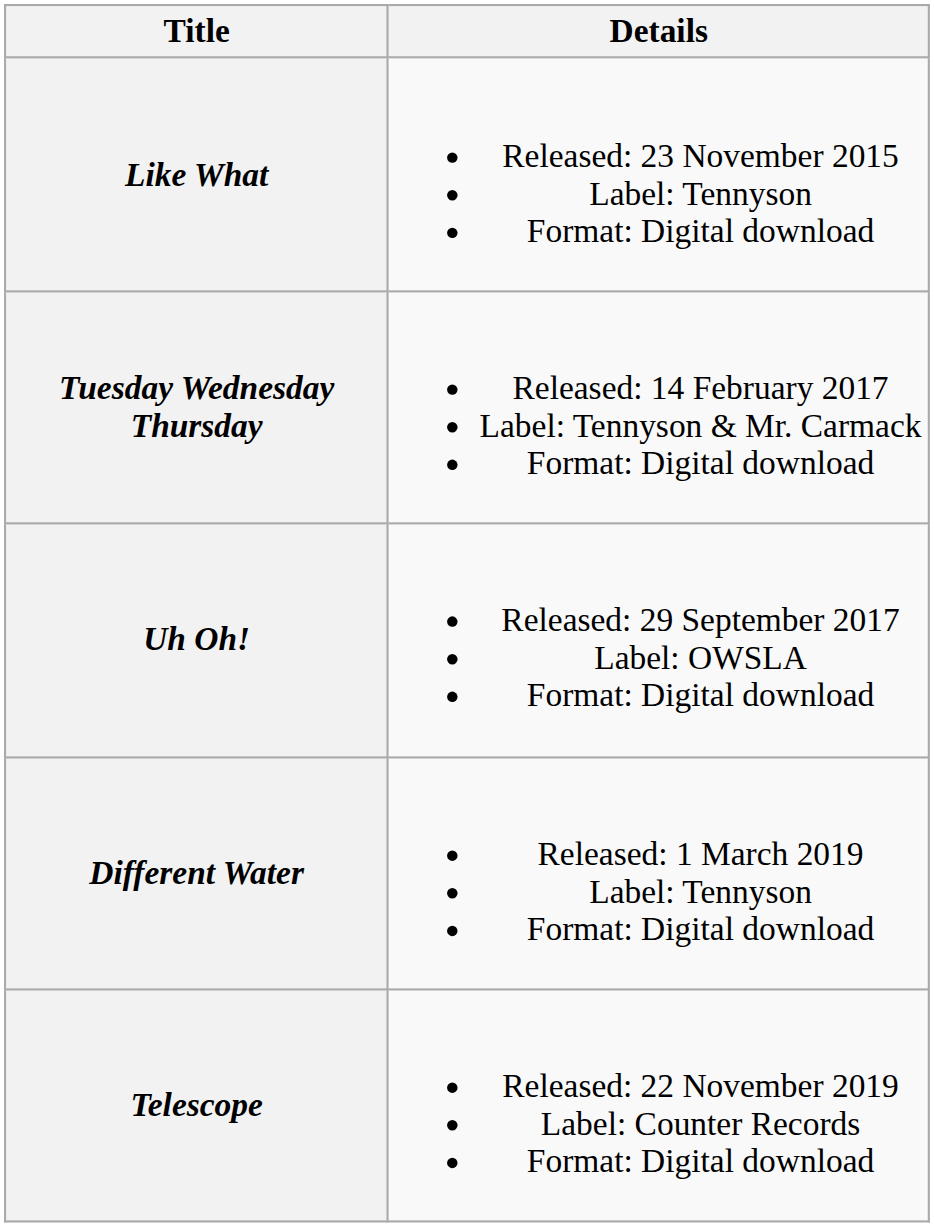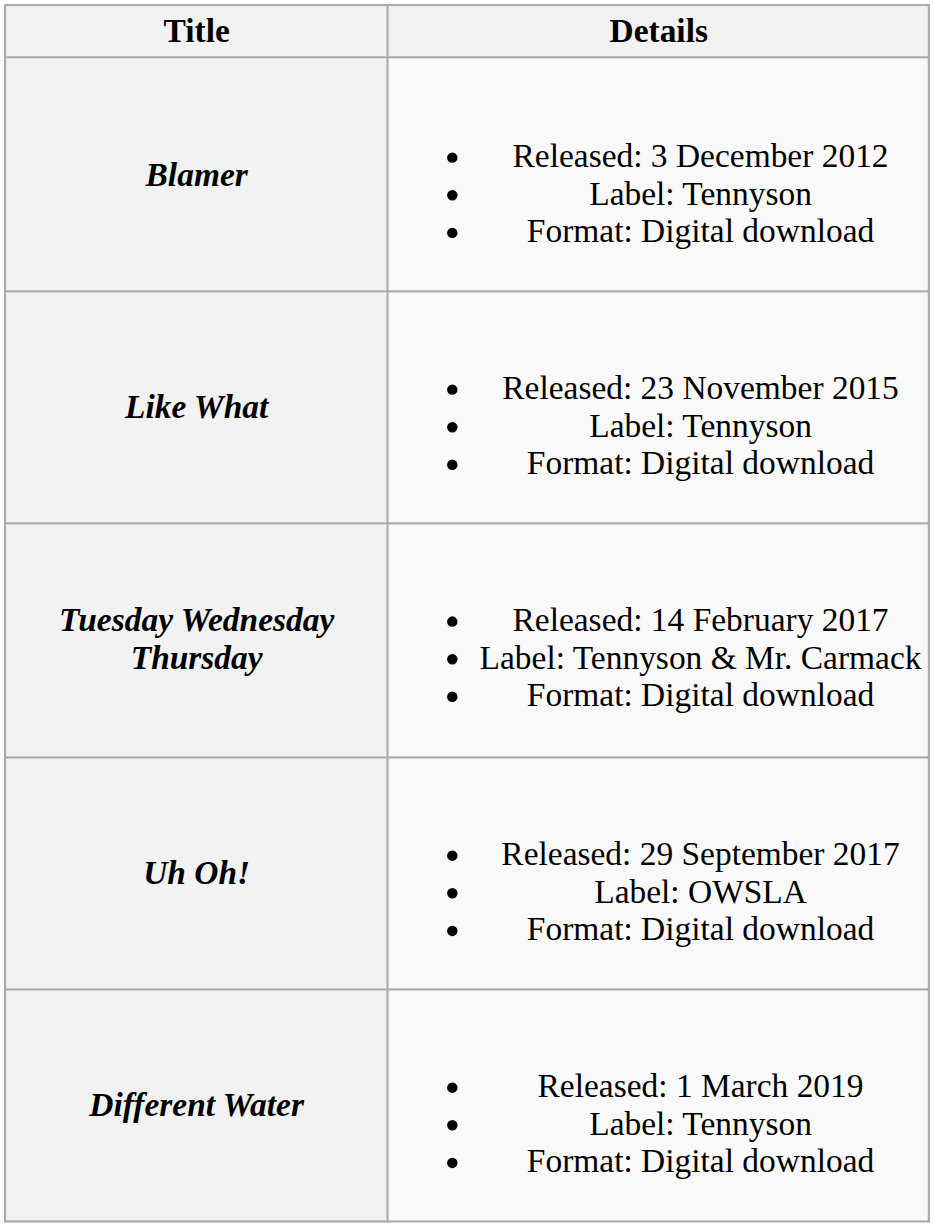+ row: (197, 173)
- row: (197, 1105)
